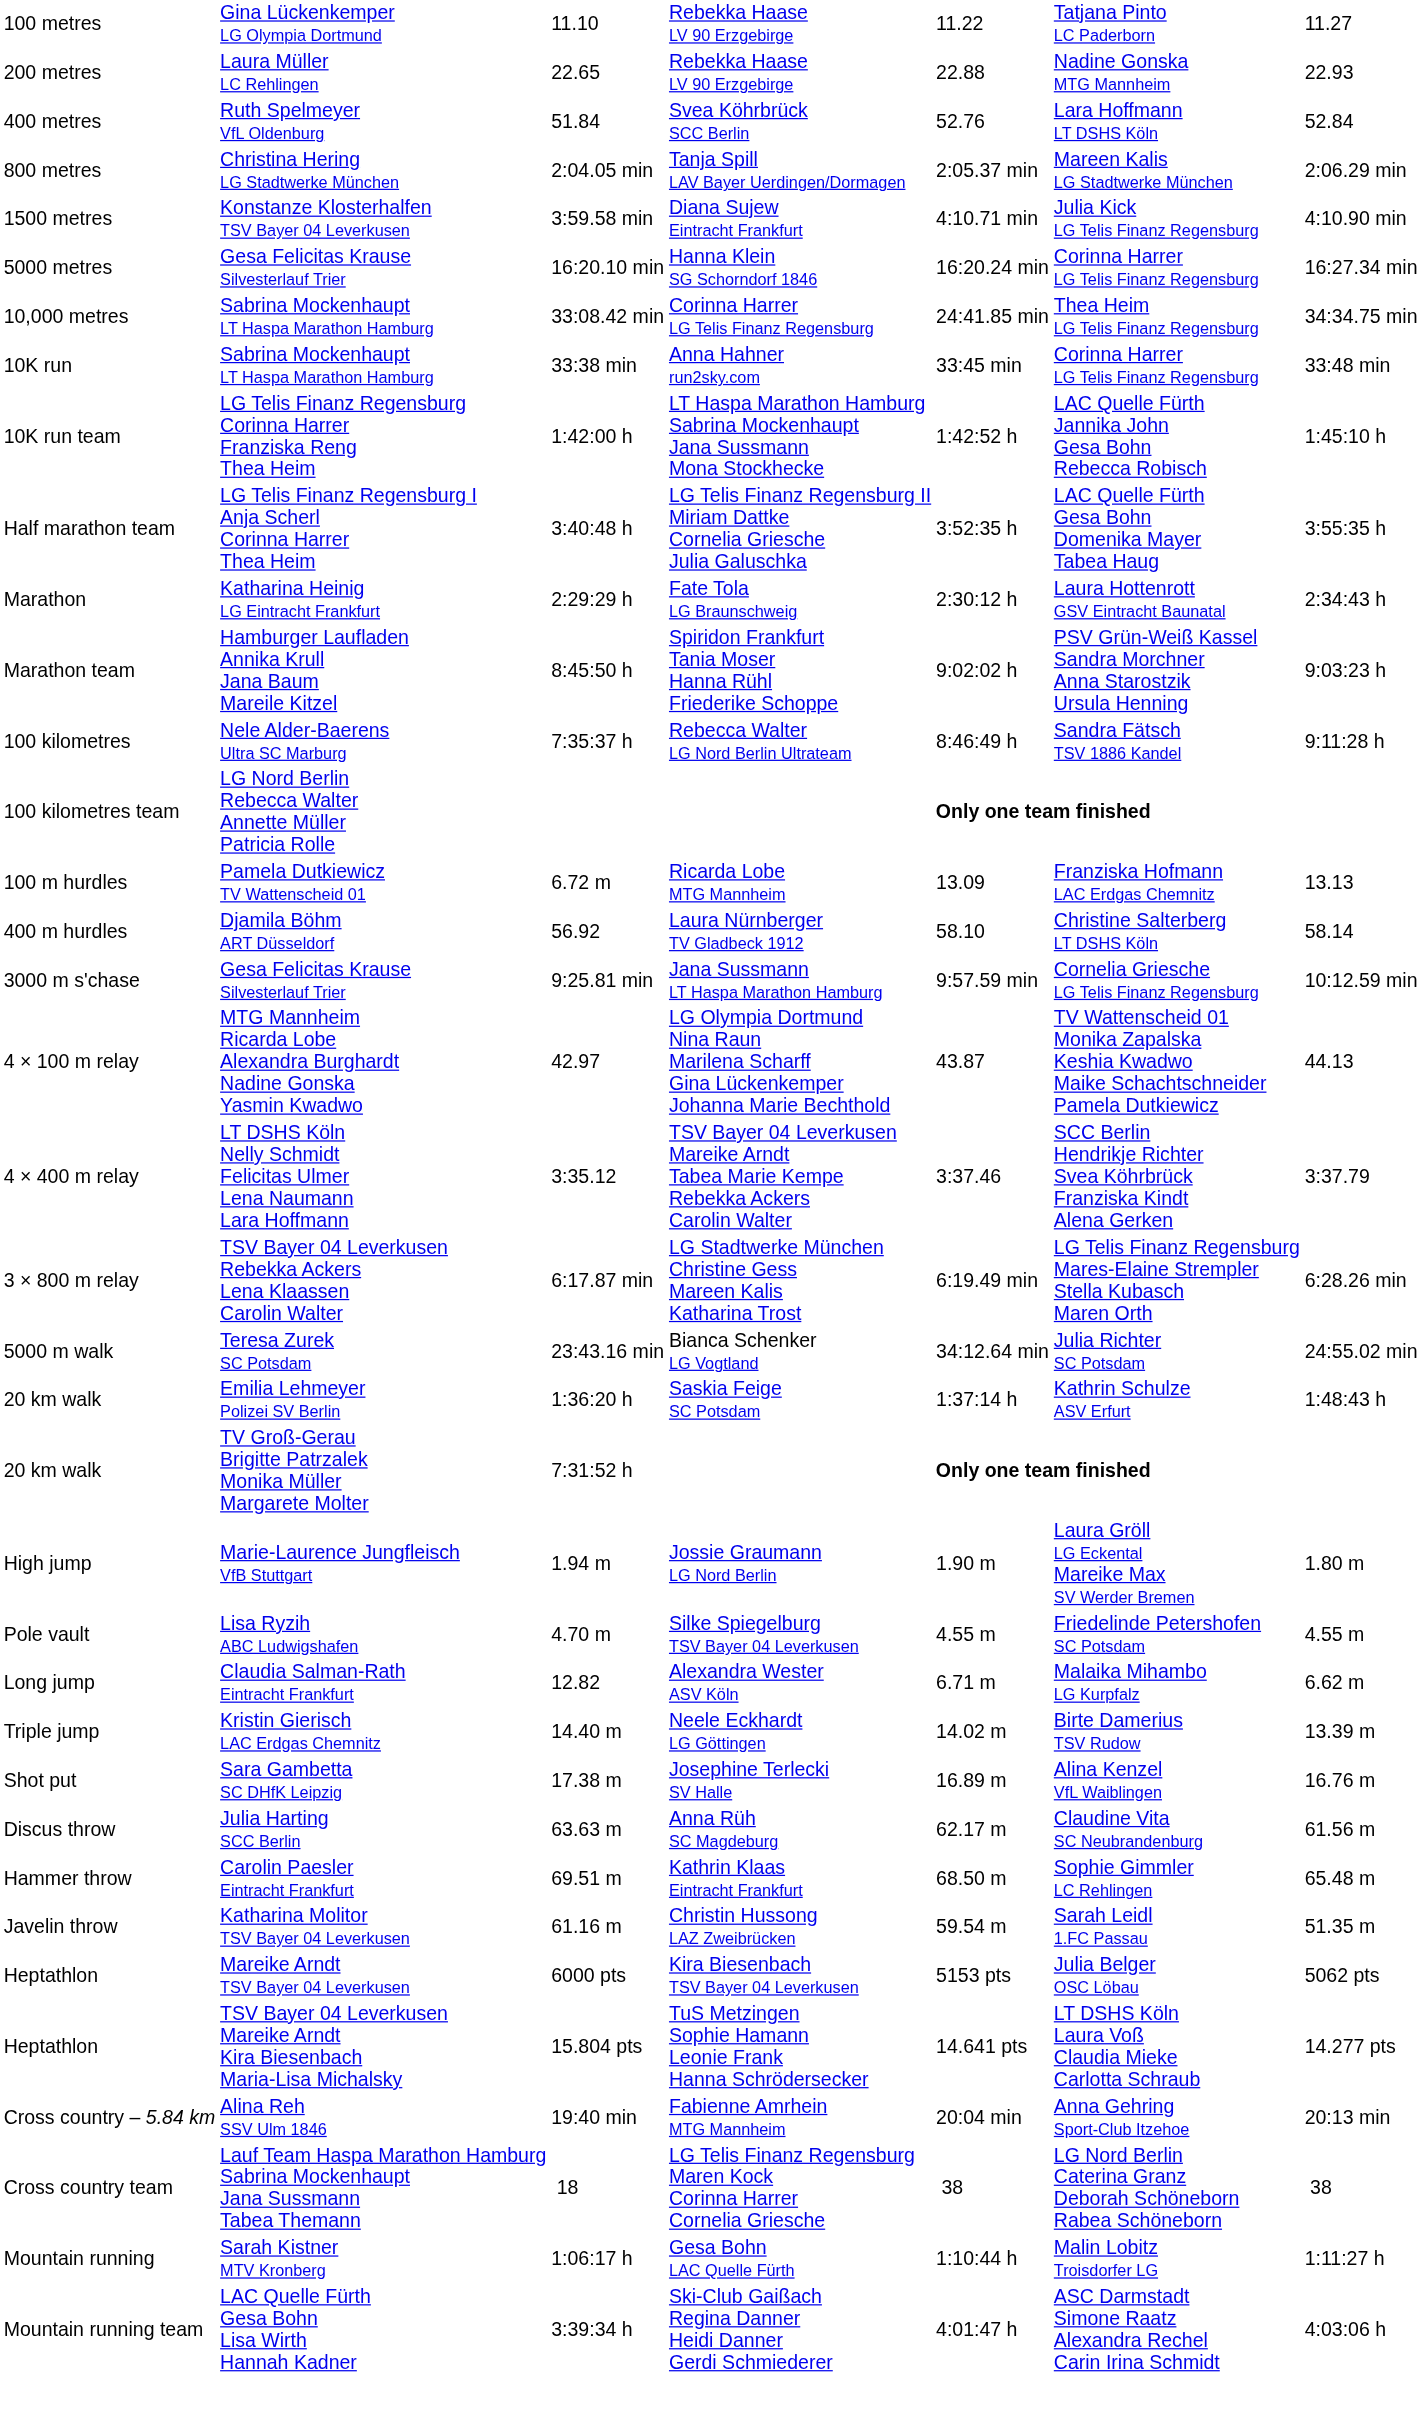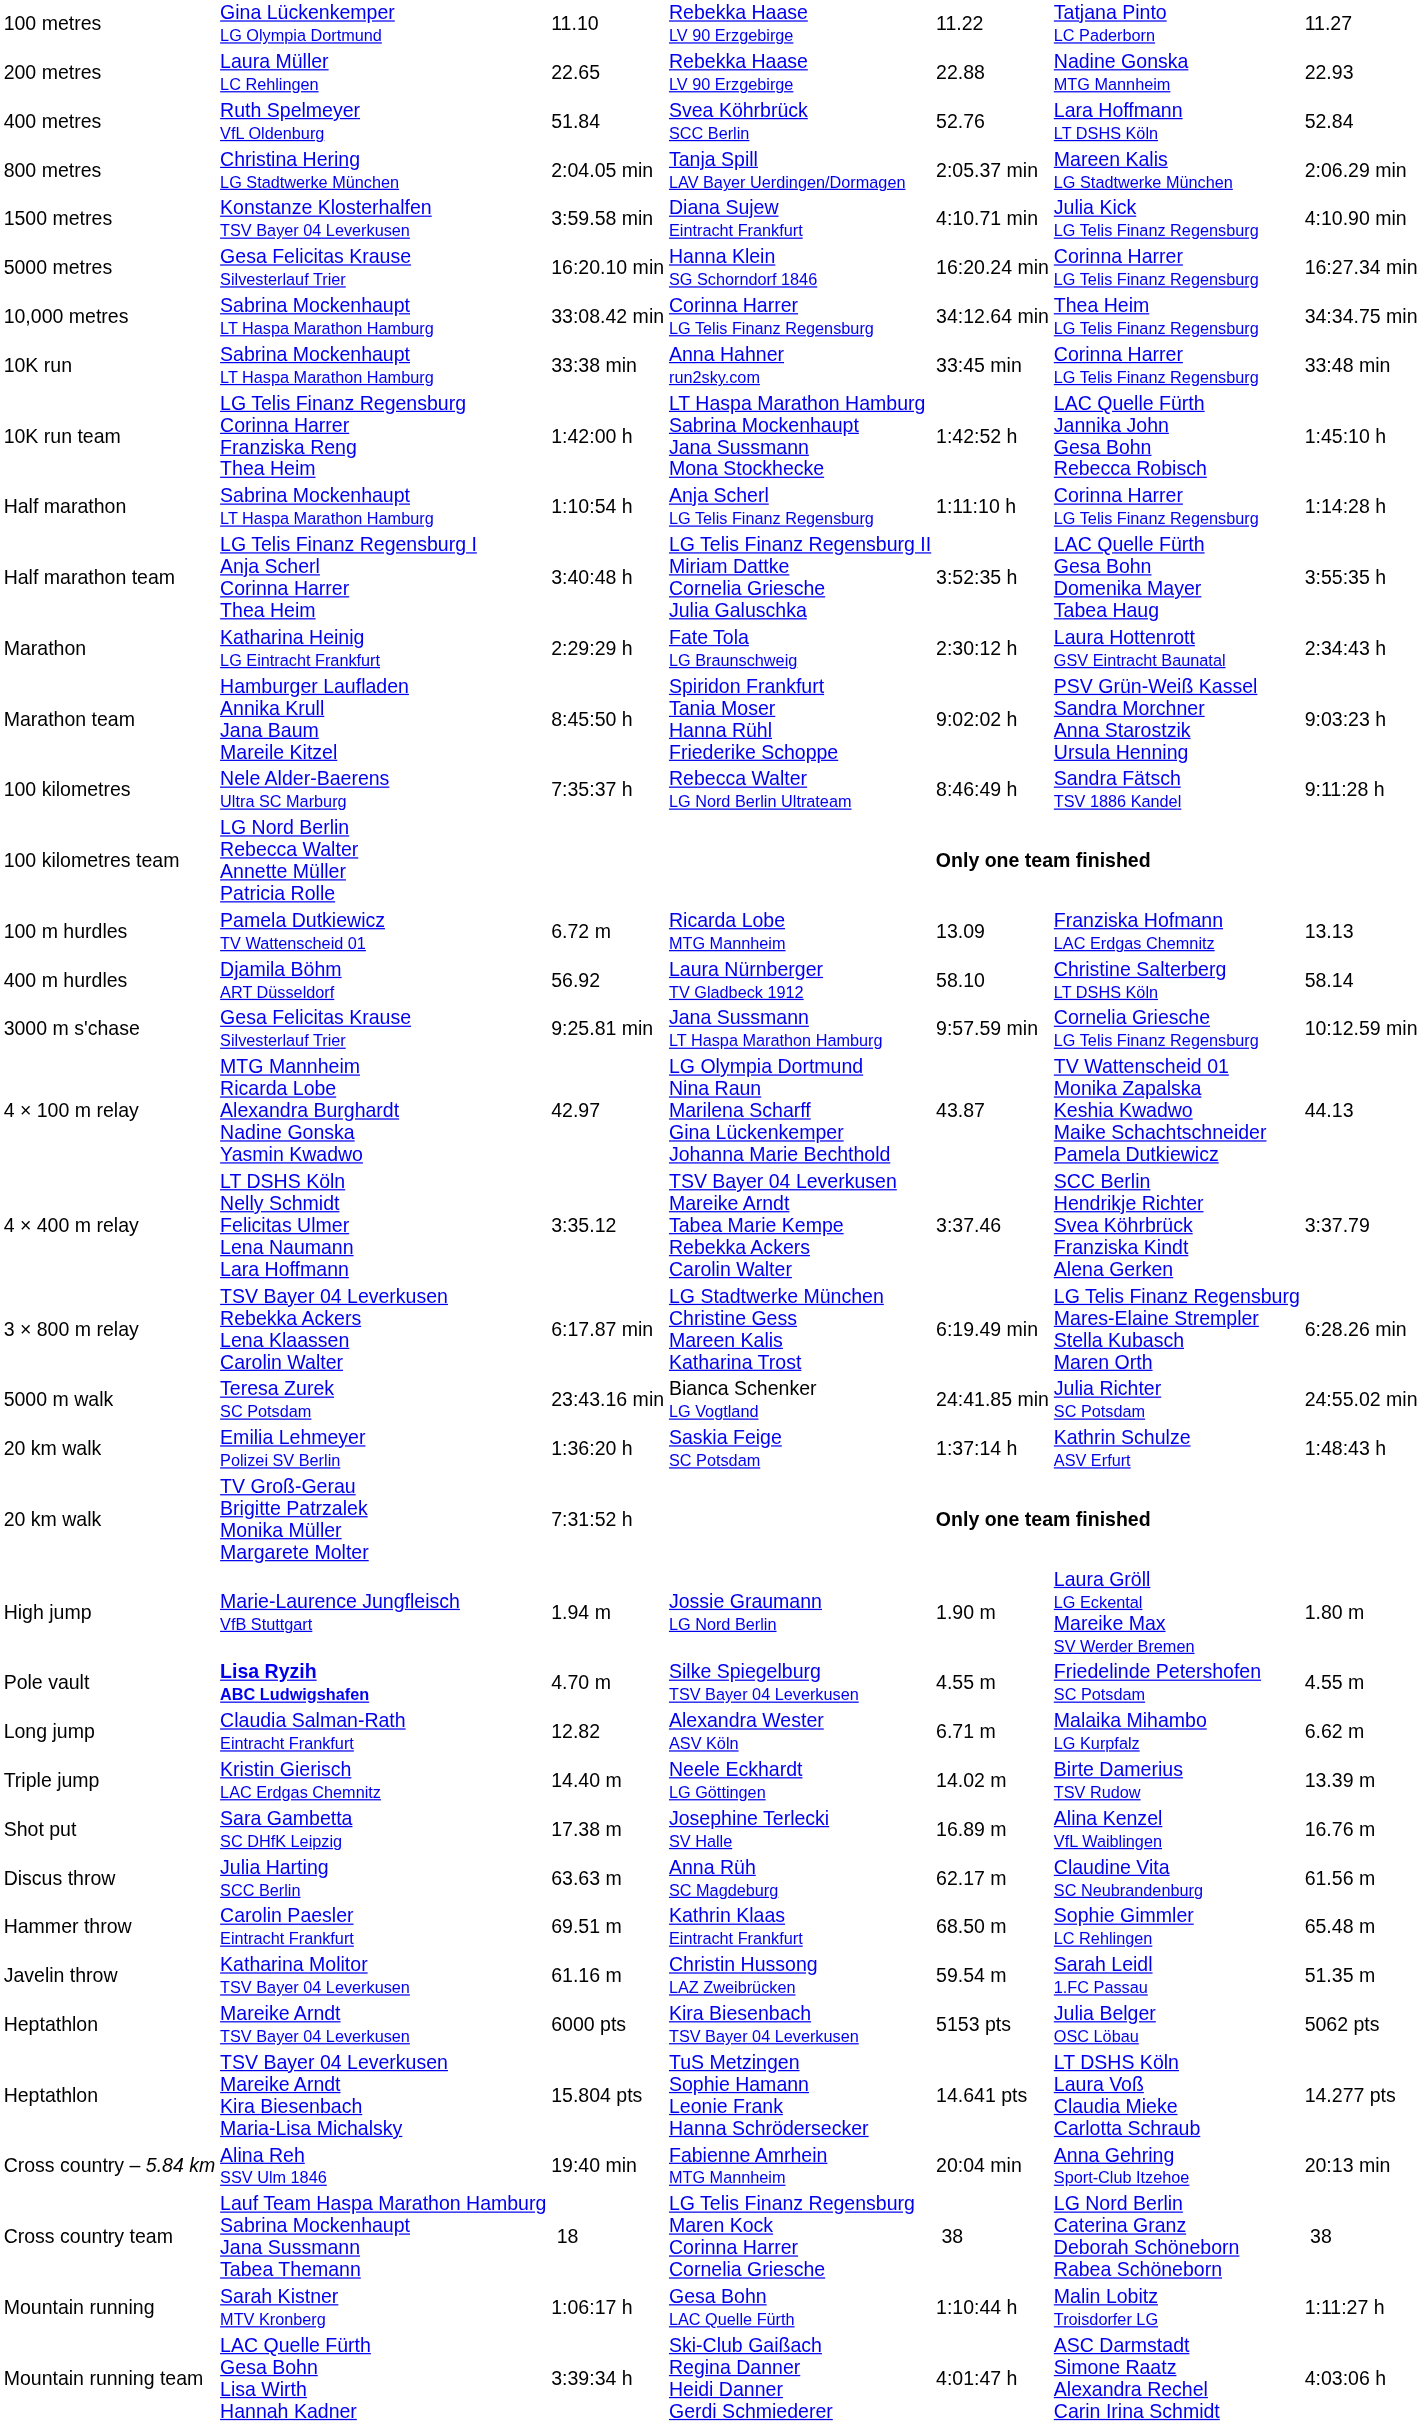(992, 316) 24:41.85 min -> (992, 316) 34:12.64 min
+ row: (65, 507)
(992, 1351) 34:12.64 min -> (992, 1400) 24:41.85 min
(289, 1634) normal -> (295, 1683) bold
